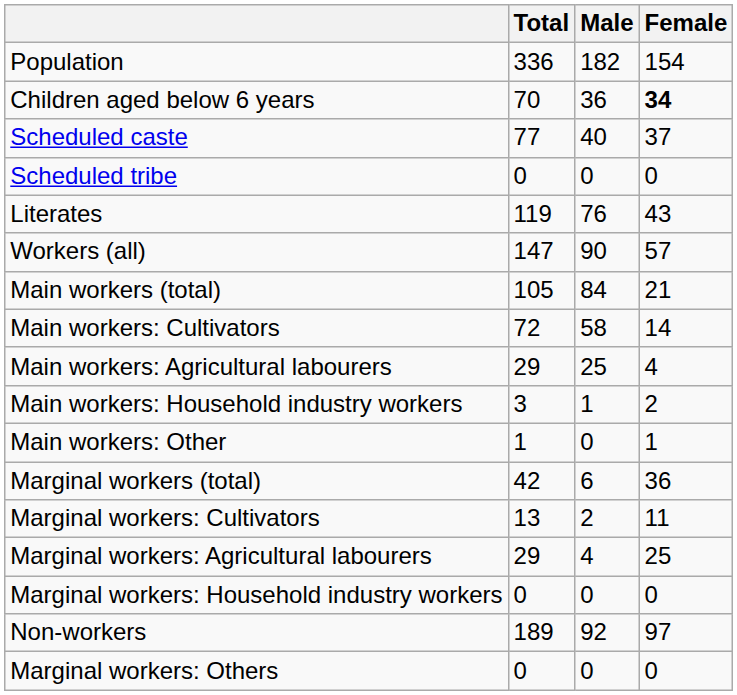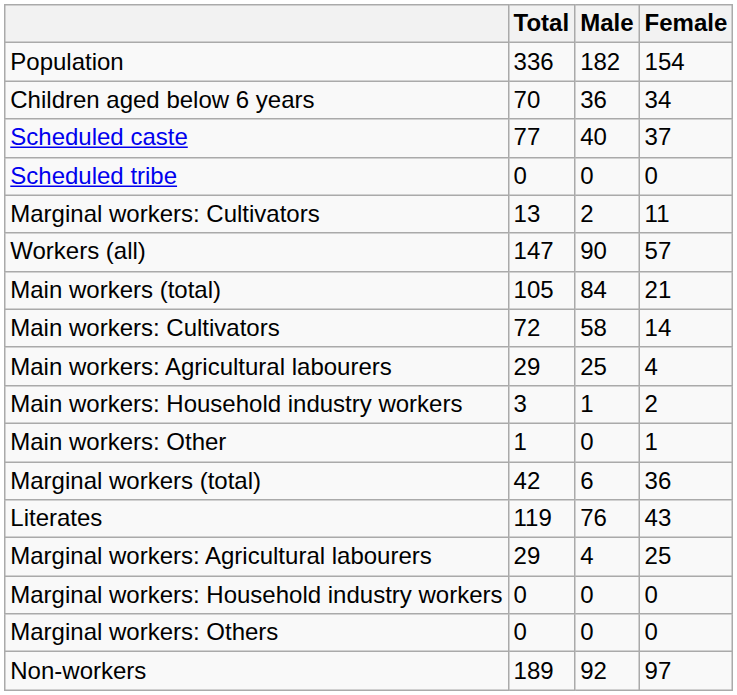(658, 99) bold -> (658, 99) normal
rows swapped: (56, 213) <-> (165, 518)
rows swapped: (144, 670) <-> (78, 632)
